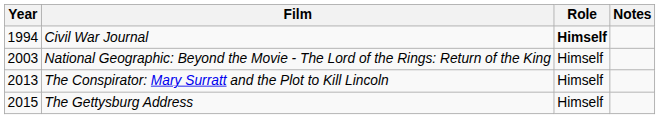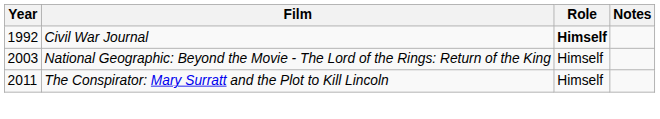(23, 37) 1994 -> (23, 37) 1992
(23, 80) 2013 -> (22, 80) 2011
- row: (119, 102)
